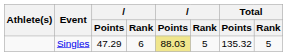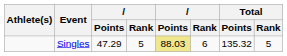(141, 43) 6 -> (141, 43) 5
(205, 43) 5 -> (205, 43) 6
